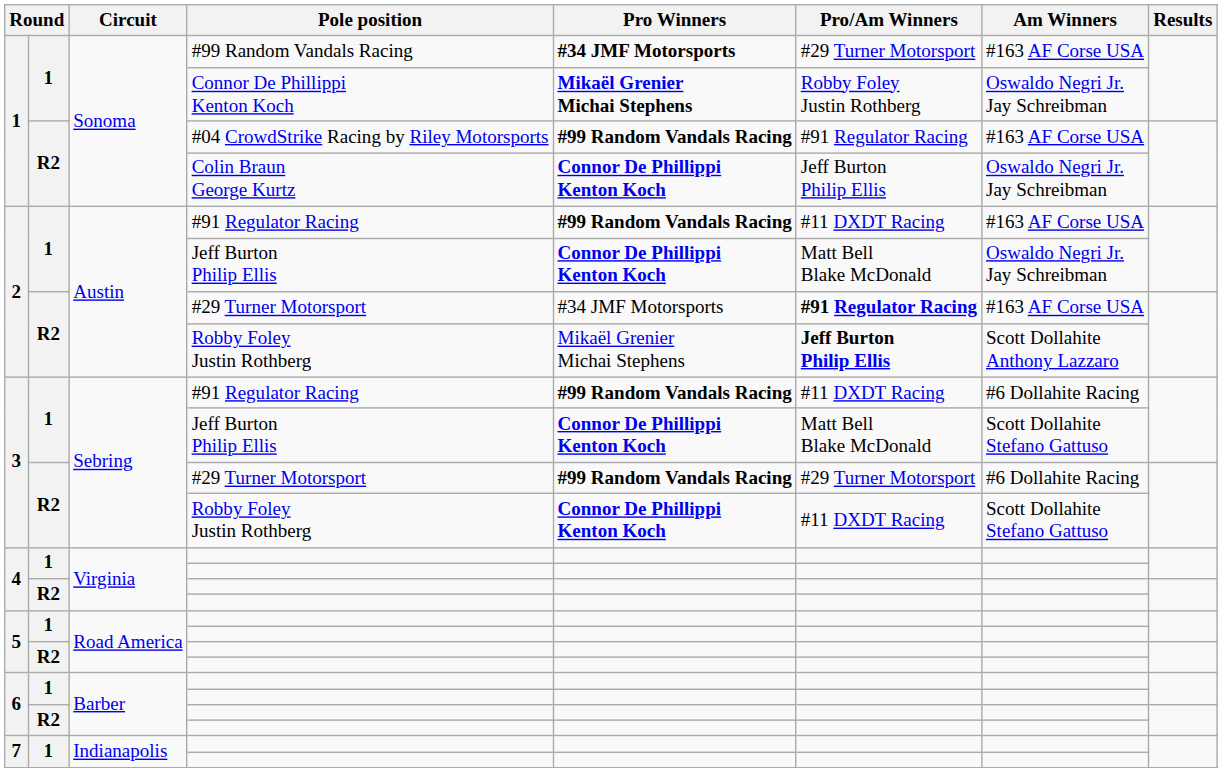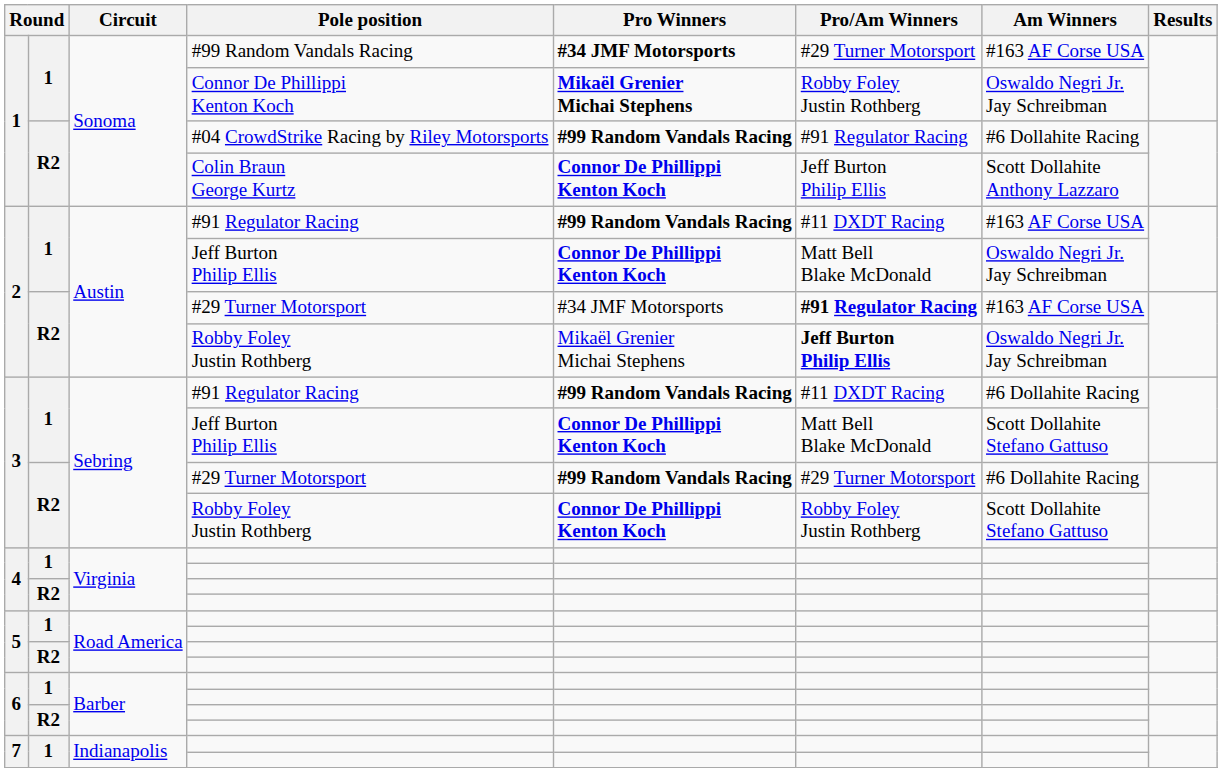(1065, 136) #163 AF Corse USA -> (1063, 136) #6 Dollahite Racing
(1055, 179) Oswaldo Negri Jr. Jay Schreibman -> (1052, 179) Scott Dollahite Anthony Lazzaro
(1052, 349) Scott Dollahite Anthony Lazzaro -> (1055, 349) Oswaldo Negri Jr. Jay Schreibman
(873, 519) #11 DXDT Racing -> (861, 519) Robby Foley Justin Rothberg
